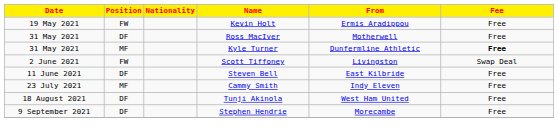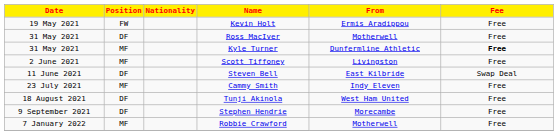(124, 61) FW -> (124, 61) MF
(497, 61) Swap Deal -> (497, 61) Free
(497, 73) Free -> (497, 73) Swap Deal
+ row: (253, 124)
